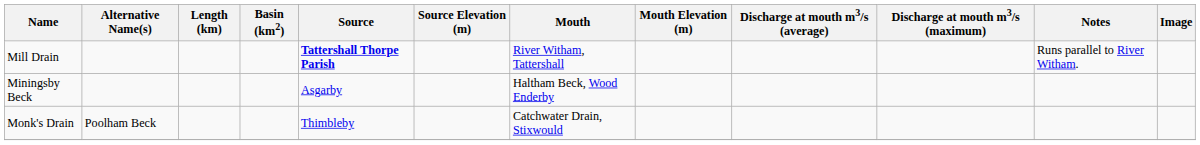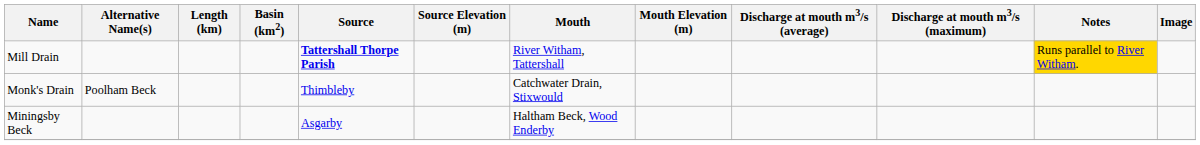(1090, 57) no background -> (1090, 57) gold background
rows swapped: (34, 90) <-> (41, 123)
